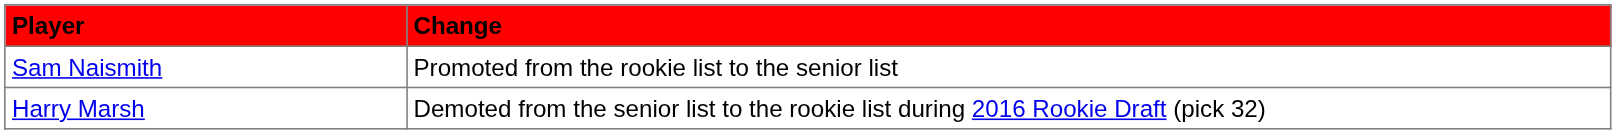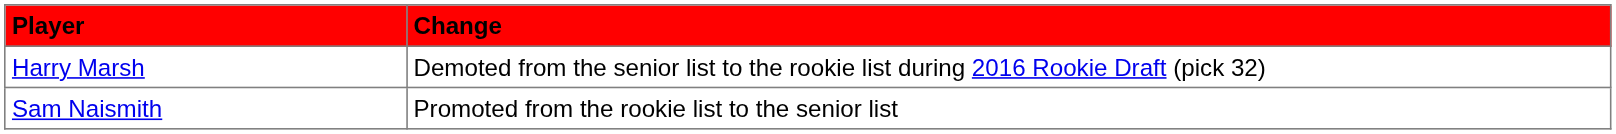rows swapped: (87, 67) <-> (78, 108)
